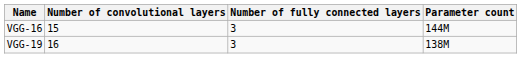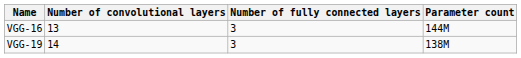(53, 29) 15 -> (53, 29) 13
(53, 45) 16 -> (53, 45) 14
